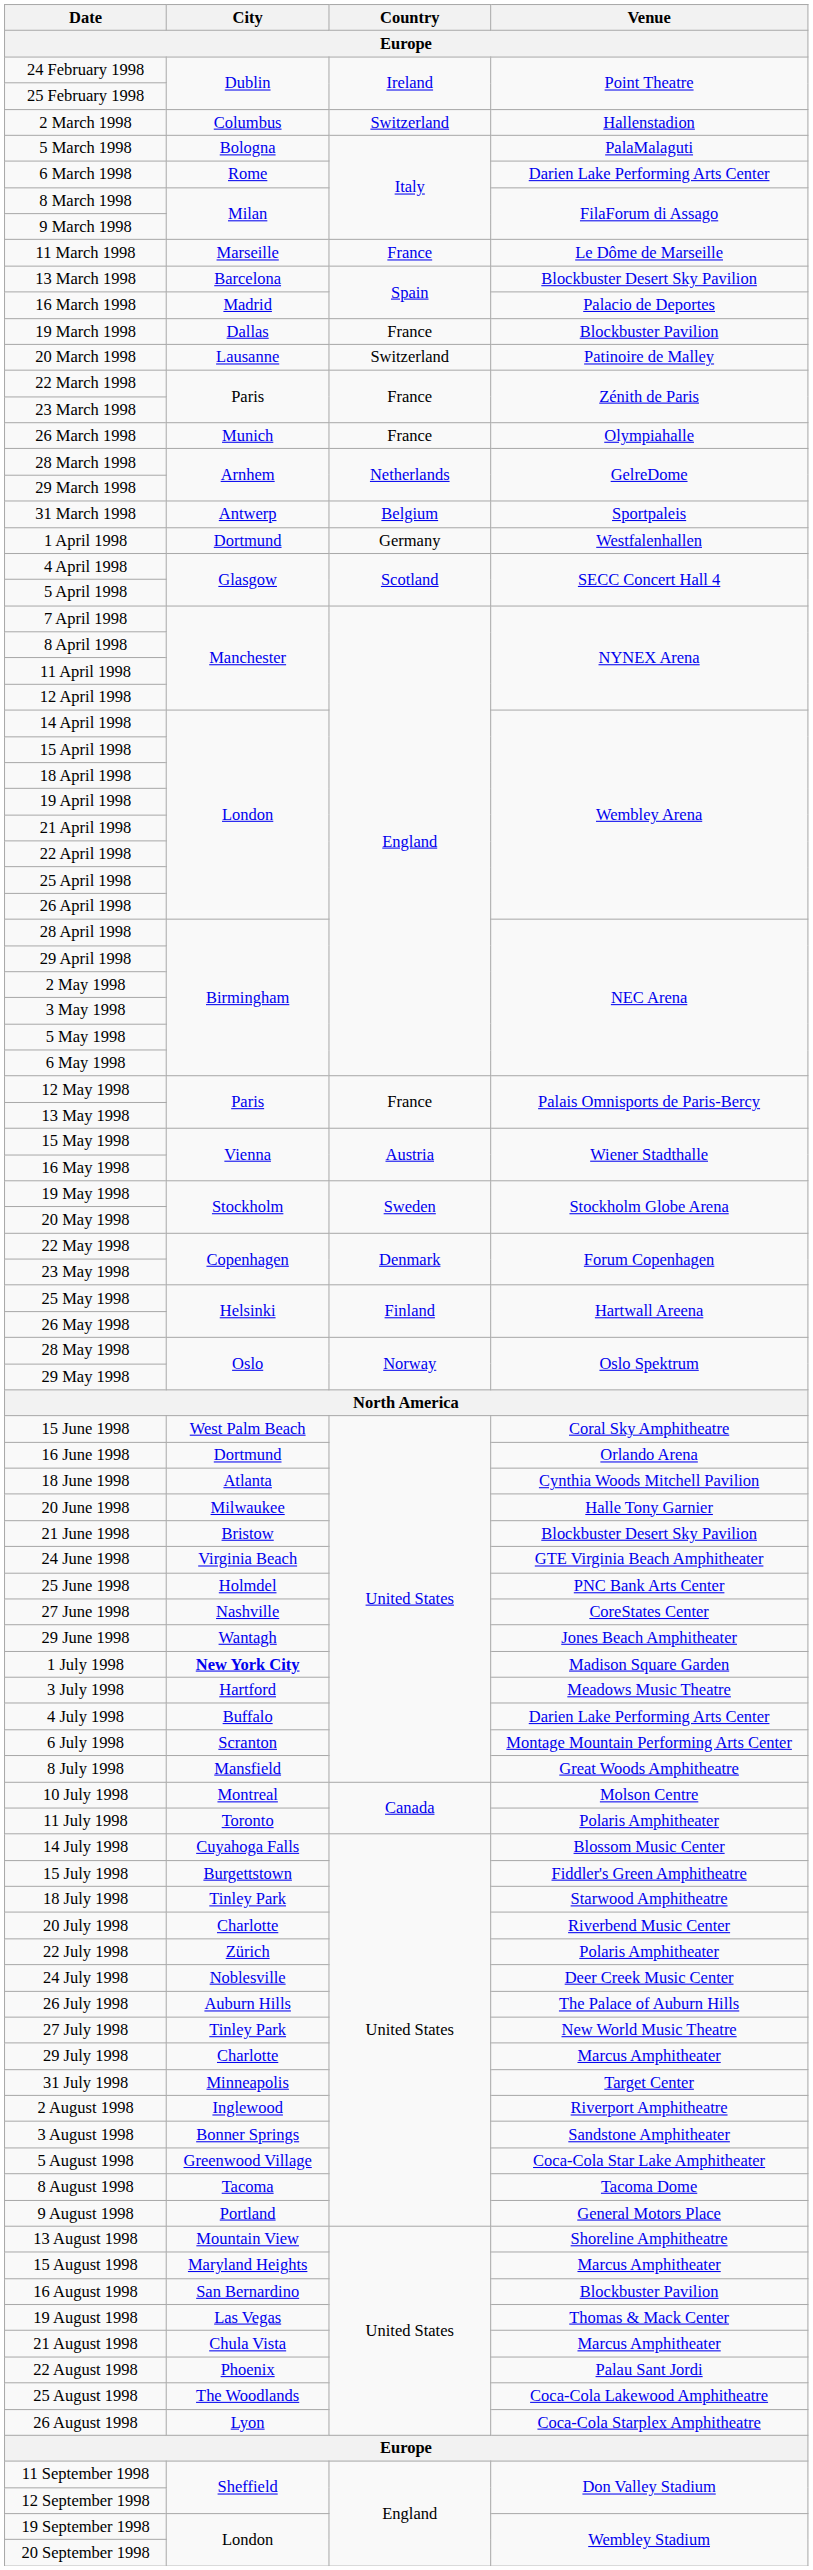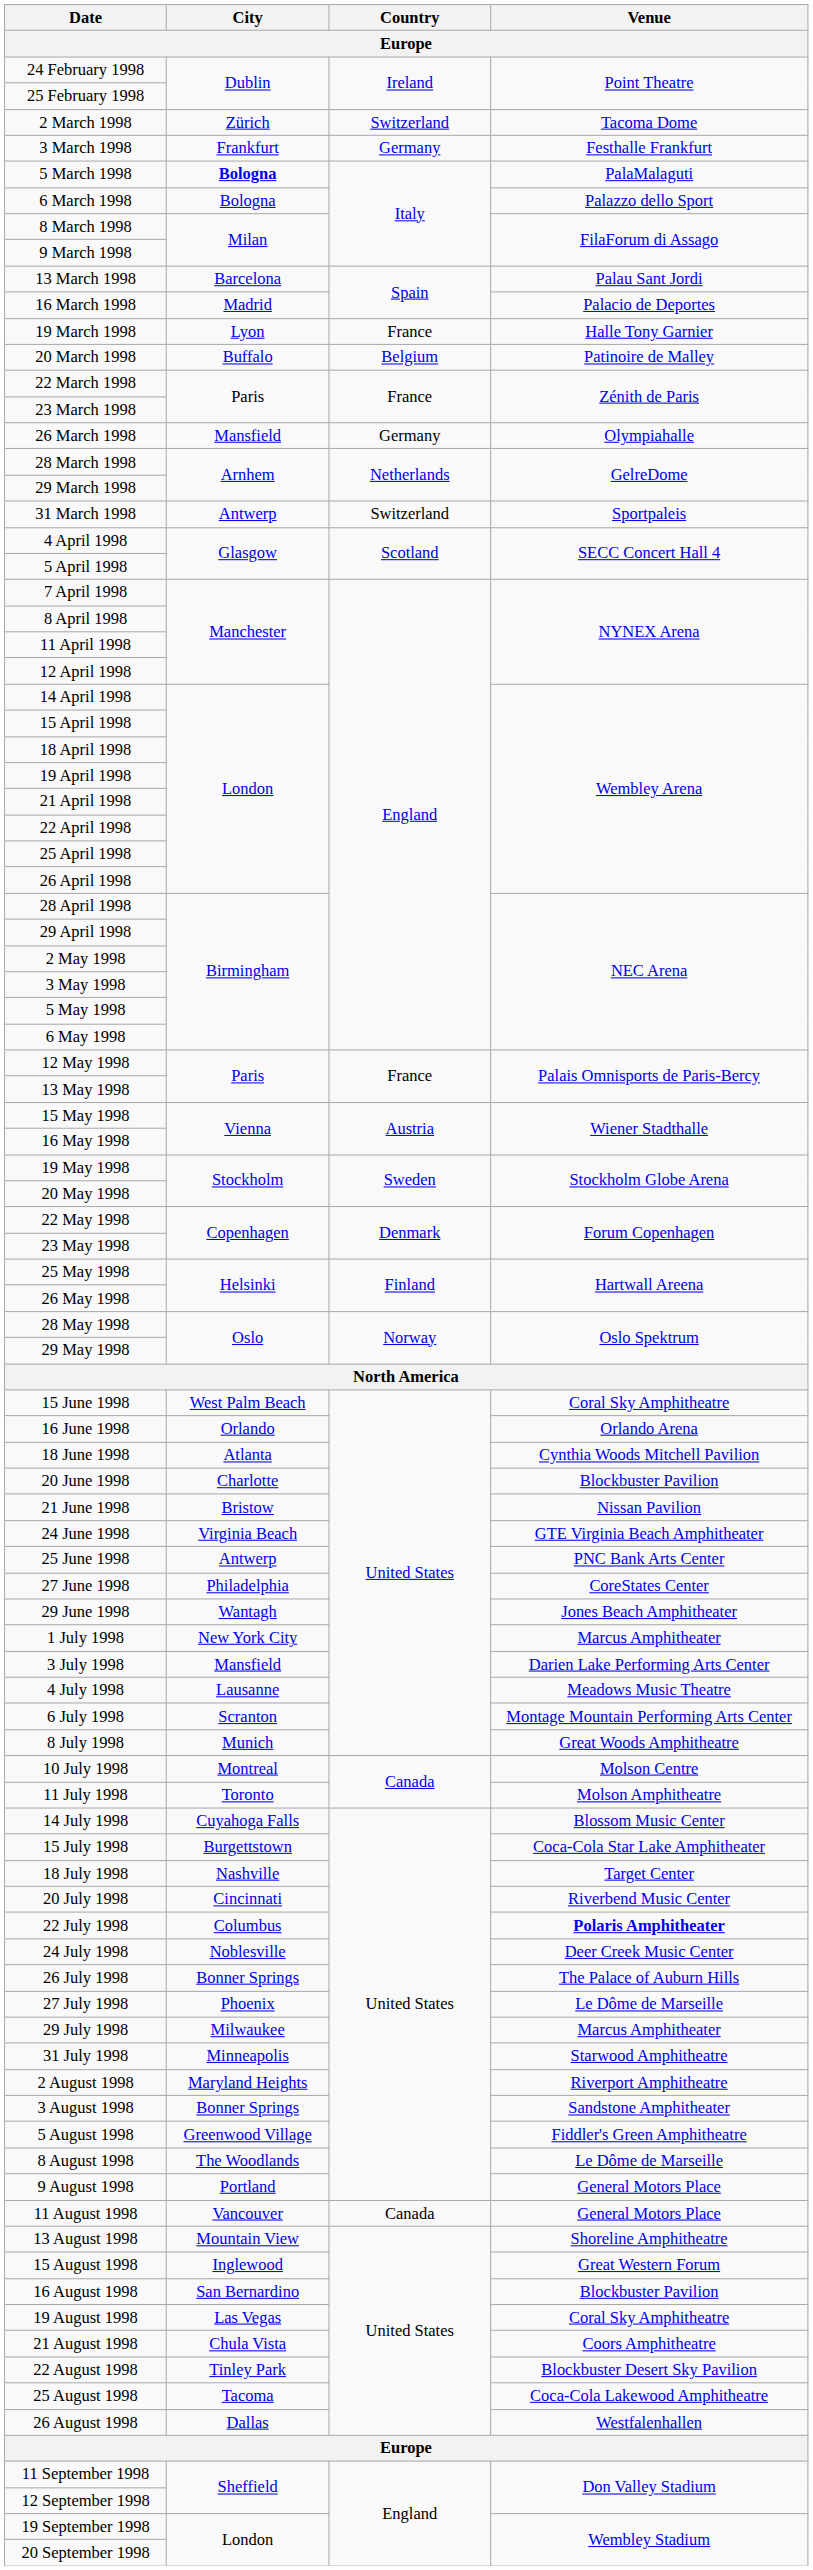(248, 122) Columbus -> (248, 122) Zürich
(649, 122) Hallenstadion -> (649, 122) Tacoma Dome
+ row: (86, 148)
(248, 148) normal -> (248, 174) bold
(248, 174) Rome -> (248, 200) Bologna
(649, 174) Darien Lake Performing Arts Center -> (649, 200) Palazzo dello Sport
- row: (86, 252)
(649, 278) Blockbuster Desert Sky Pavilion -> (649, 278) Palau Sant Jordi
(248, 331) Dallas -> (248, 331) Lyon
(649, 331) Blockbuster Pavilion -> (649, 331) Halle Tony Garnier
(248, 357) Lausanne -> (248, 357) Buffalo
(410, 357) Switzerland -> (410, 357) Belgium
(248, 435) Munich -> (248, 435) Mansfield
(410, 435) France -> (410, 435) Germany
(410, 514) Belgium -> (410, 514) Switzerland
- row: (86, 540)
(248, 1455) Dortmund -> (248, 1428) Orlando
(248, 1507) Milwaukee -> (248, 1481) Charlotte
(649, 1507) Halle Tony Garnier -> (649, 1481) Blockbuster Pavilion
(649, 1533) Blockbuster Desert Sky Pavilion -> (649, 1507) Nissan Pavilion
(248, 1585) Holmdel -> (248, 1559) Antwerp
(248, 1611) Nashville -> (248, 1585) Philadelphia
(248, 1664) bold -> (248, 1638) normal
(649, 1664) Madison Square Garden -> (649, 1638) Marcus Amphitheater
(248, 1690) Hartford -> (248, 1664) Mansfield
(649, 1690) Meadows Music Theatre -> (649, 1664) Darien Lake Performing Arts Center
(248, 1716) Buffalo -> (248, 1690) Lausanne
(649, 1716) Darien Lake Performing Arts Center -> (649, 1690) Meadows Music Theatre
(248, 1768) Mansfield -> (248, 1742) Munich
(649, 1820) Polaris Amphitheater -> (649, 1794) Molson Amphitheatre
(649, 1873) Fiddler's Green Amphitheatre -> (649, 1847) Coca-Cola Star Lake Amphitheater
(248, 1899) Tinley Park -> (248, 1873) Nashville
(649, 1899) Starwood Amphitheatre -> (649, 1873) Target Center
(248, 1925) Charlotte -> (248, 1899) Cincinnati
(248, 1951) Zürich -> (248, 1925) Columbus
(649, 1951) normal -> (649, 1925) bold
(248, 2003) Auburn Hills -> (248, 1977) Bonner Springs
(248, 2030) Tinley Park -> (248, 2003) Phoenix
(649, 2030) New World Music Theatre -> (649, 2003) Le Dôme de Marseille
(248, 2056) Charlotte -> (248, 2030) Milwaukee
(649, 2082) Target Center -> (649, 2056) Starwood Amphitheatre
(248, 2108) Inglewood -> (248, 2082) Maryland Heights
(649, 2160) Coca-Cola Star Lake Amphitheater -> (649, 2134) Fiddler's Green Amphitheatre
(248, 2186) Tacoma -> (248, 2160) The Woodlands
(649, 2186) Tacoma Dome -> (649, 2160) Le Dôme de Marseille
+ row: (86, 2213)
(248, 2265) Maryland Heights -> (248, 2265) Inglewood
(649, 2265) Marcus Amphitheater -> (649, 2265) Great Western Forum
(649, 2317) Thomas & Mack Center -> (649, 2317) Coral Sky Amphitheatre
(649, 2343) Marcus Amphitheater -> (649, 2343) Coors Amphitheatre
(248, 2369) Phoenix -> (248, 2369) Tinley Park
(649, 2369) Palau Sant Jordi -> (649, 2369) Blockbuster Desert Sky Pavilion
(248, 2395) The Woodlands -> (248, 2395) Tacoma
(248, 2422) Lyon -> (248, 2422) Dallas
(649, 2422) Coca-Cola Starplex Amphitheatre -> (649, 2422) Westfalenhallen
